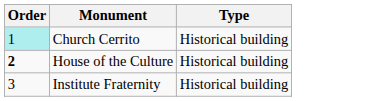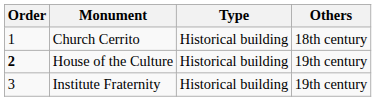+ column: (331, 15)
(11, 38) paleturquoise background -> (11, 38) no background
